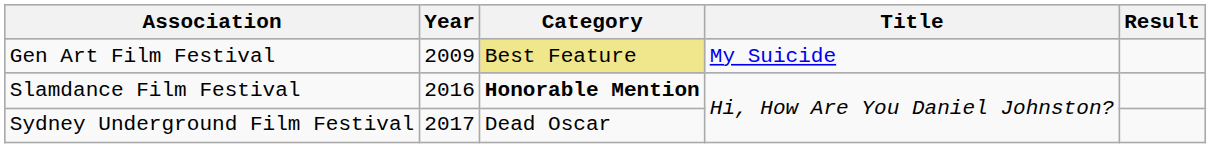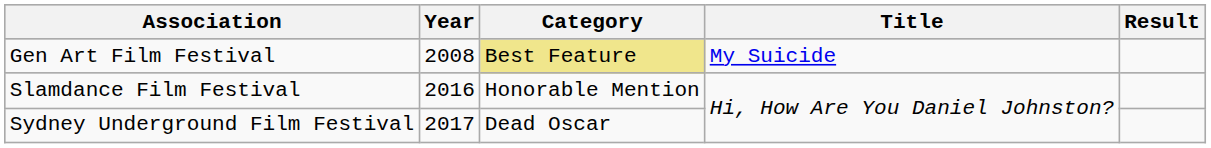(450, 56) 2009 -> (450, 56) 2008
(592, 91) bold -> (592, 91) normal
